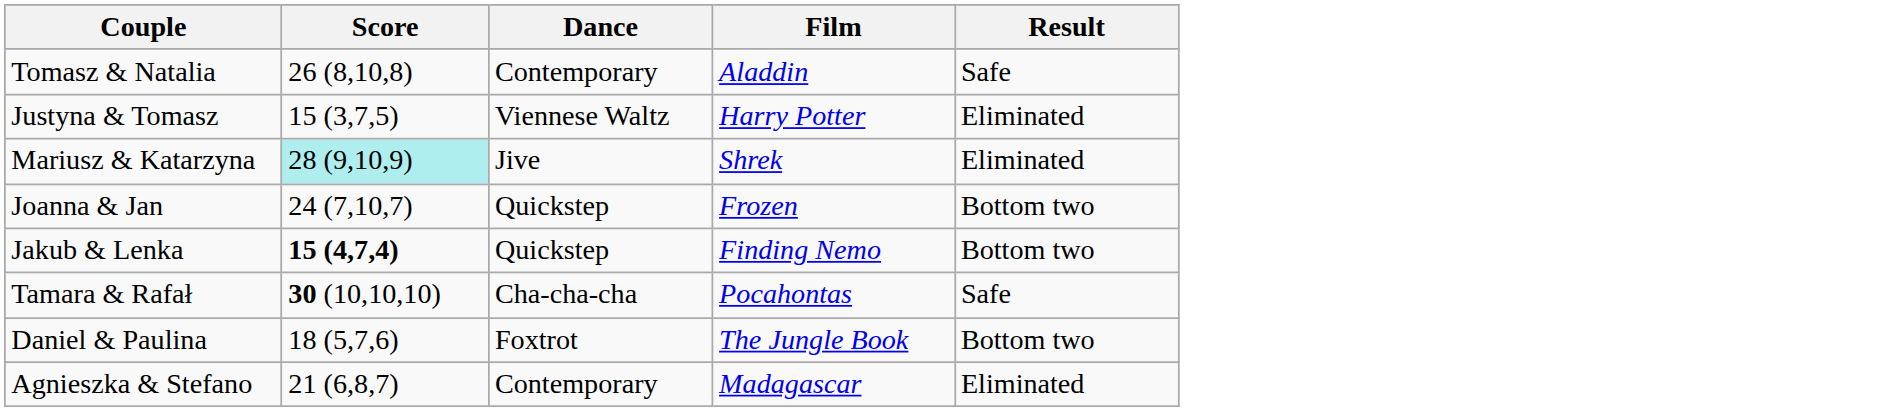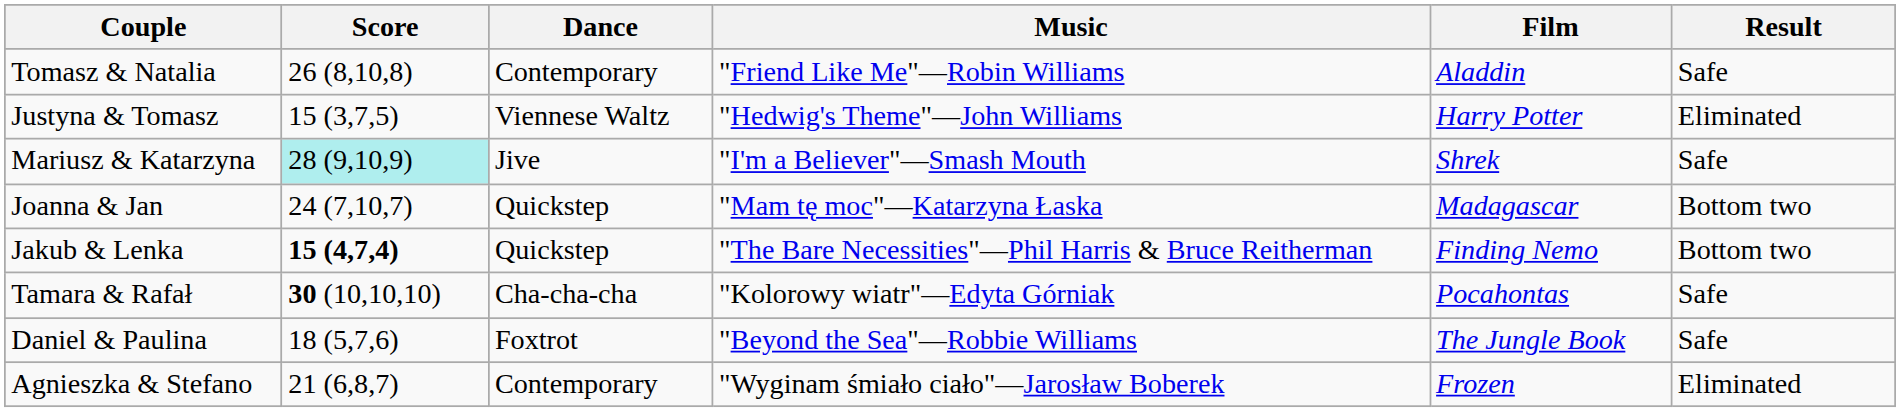+ column: (1071, 26)
(1023, 160) Eliminated -> (1703, 160) Safe
(758, 205) Frozen -> (1507, 205) Madagascar
(1028, 339) Bottom two -> (1703, 339) Safe
(790, 384) Madagascar -> (1475, 384) Frozen
